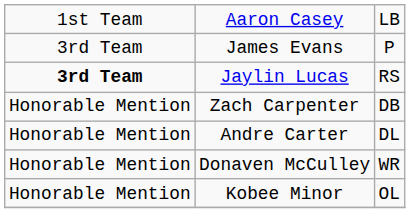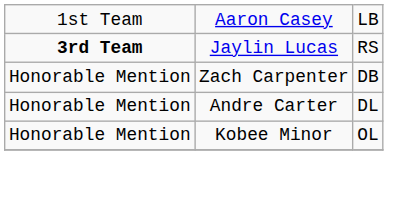- row: (285, 48)
- row: (285, 164)
